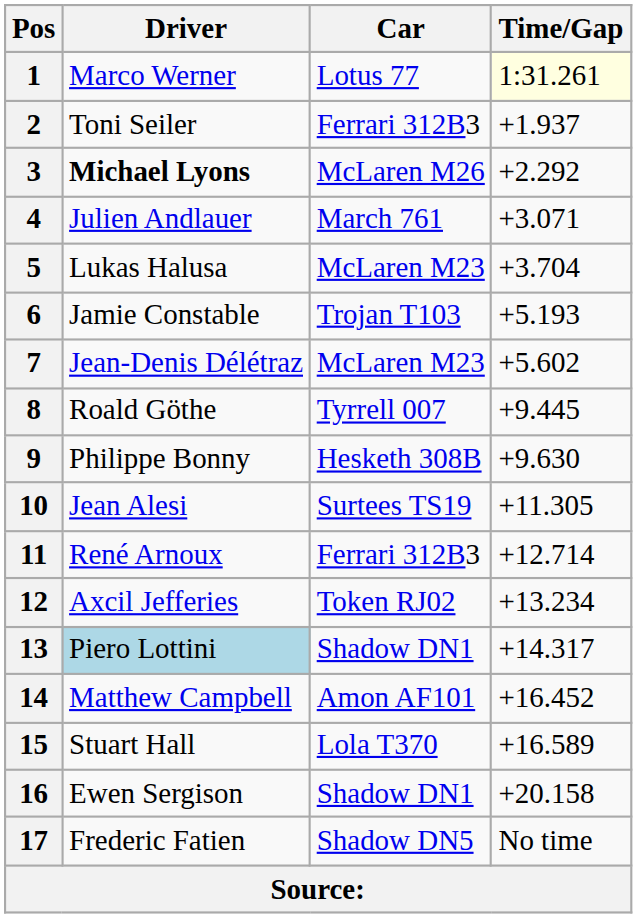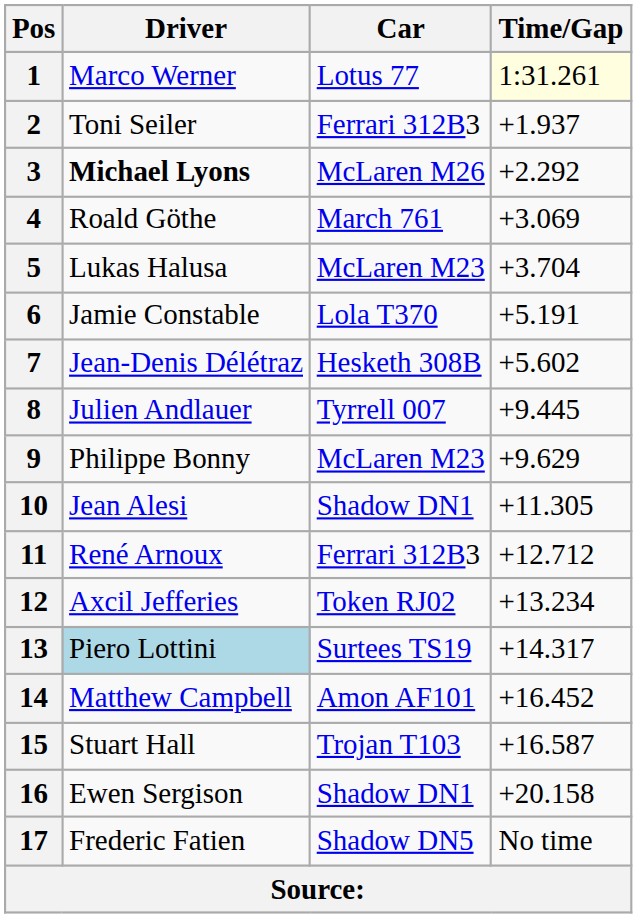(160, 219) Julien Andlauer -> (143, 219) Roald Göthe
(539, 219) +3.071 -> (539, 219) +3.069
(389, 314) Trojan T103 -> (377, 314) Lola T370
(539, 314) +5.193 -> (539, 314) +5.191
(401, 362) McLaren M23 -> (399, 362) Hesketh 308B
(143, 410) Roald Göthe -> (160, 410) Julien Andlauer
(399, 458) Hesketh 308B -> (401, 458) McLaren M23
(539, 458) +9.630 -> (539, 458) +9.629
(394, 505) Surtees TS19 -> (395, 505) Shadow DN1
(546, 553) +12.714 -> (546, 553) +12.712
(395, 649) Shadow DN1 -> (394, 649) Surtees TS19
(377, 744) Lola T370 -> (389, 744) Trojan T103
(546, 744) +16.589 -> (546, 744) +16.587
